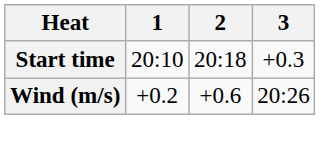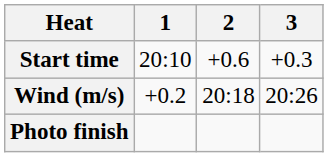(220, 59) 20:18 -> (228, 59) +0.6
(220, 95) +0.6 -> (228, 95) 20:18
+ row: (69, 132)
